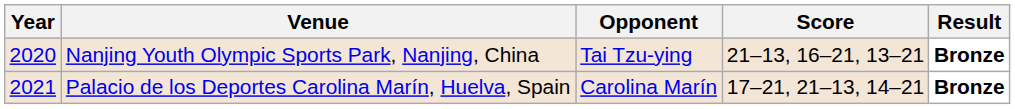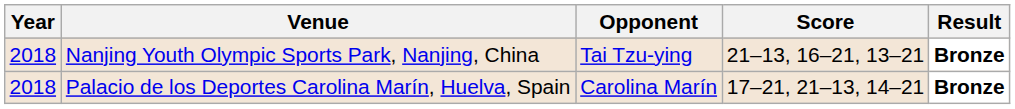(33, 55) 2020 -> (33, 55) 2018
(33, 88) 2021 -> (33, 88) 2018
